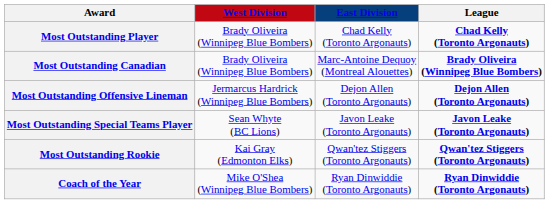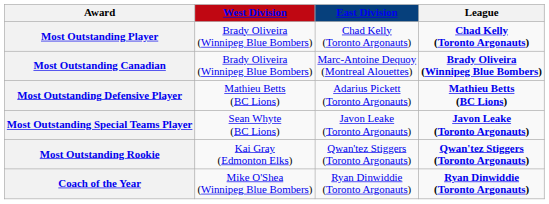+ row: (100, 95)
- row: (100, 95)
